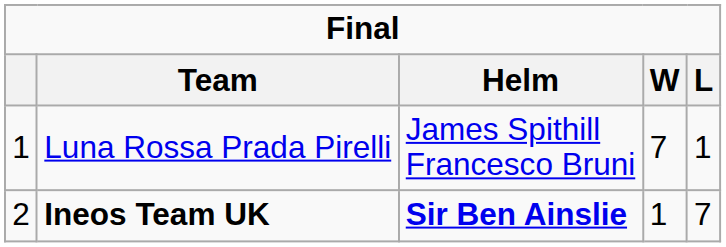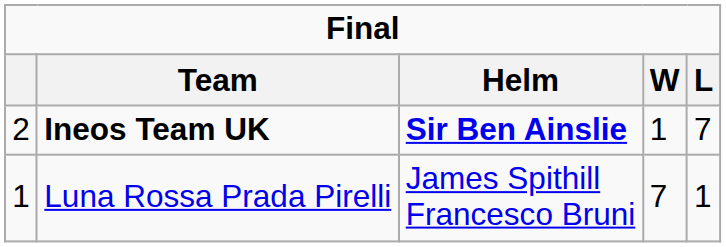rows swapped: (218, 147) <-> (157, 214)
